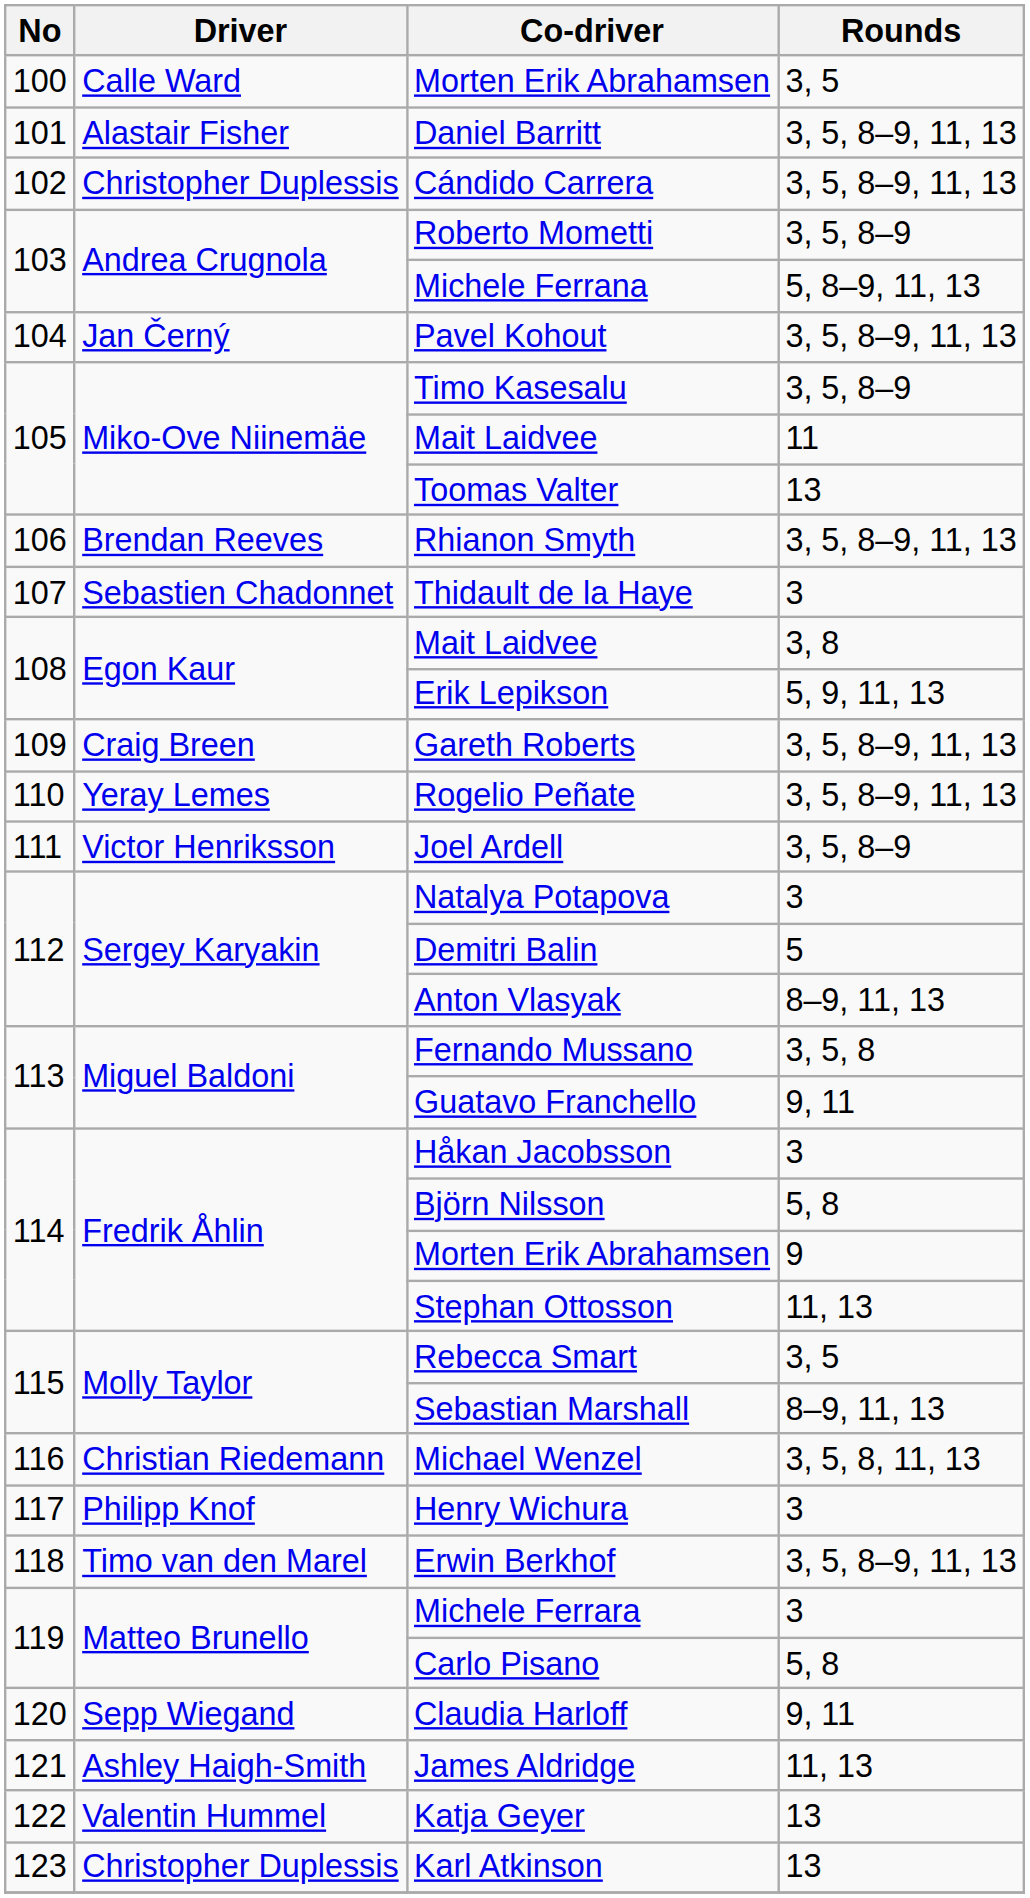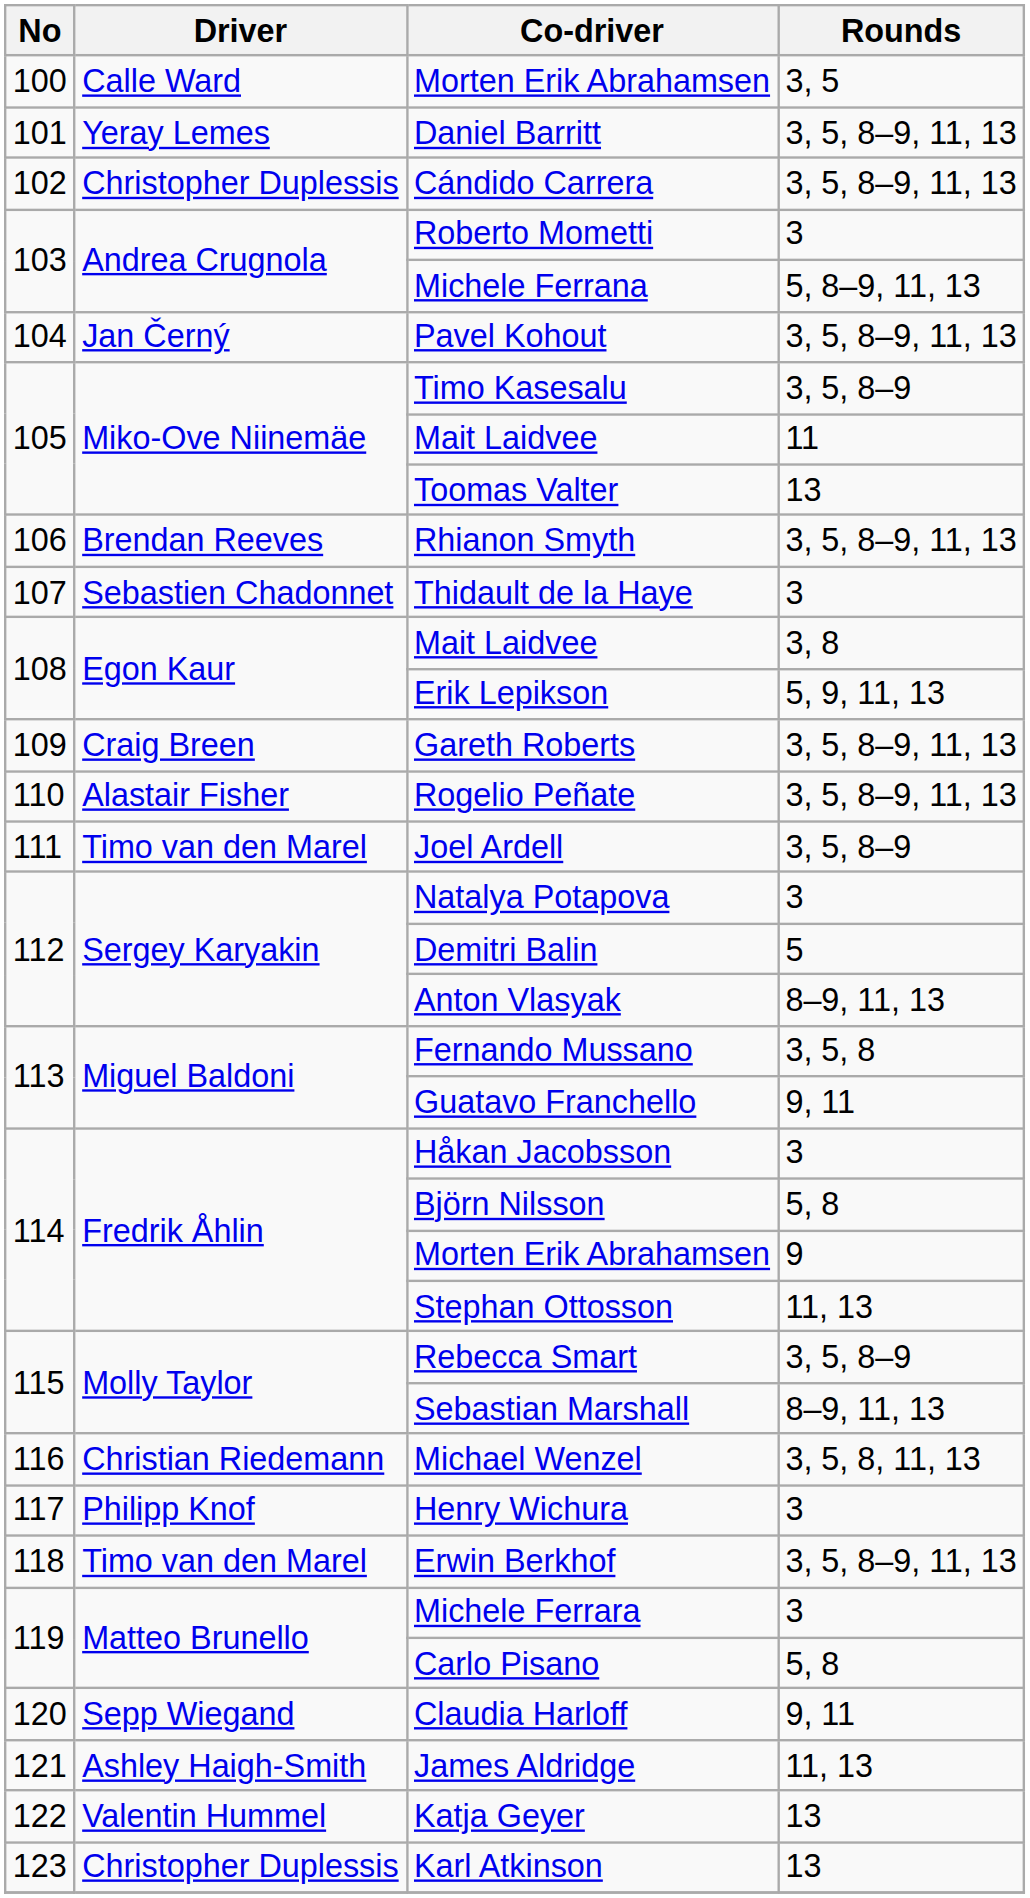(186, 132) Alastair Fisher -> (176, 132) Yeray Lemes
(848, 234) 3, 5, 8–9 -> (794, 234) 3
(176, 796) Yeray Lemes -> (186, 796) Alastair Fisher
(209, 847) Victor Henriksson -> (225, 847) Timo van den Marel
(812, 1357) 3, 5 -> (848, 1357) 3, 5, 8–9
